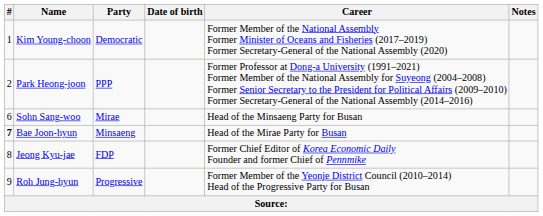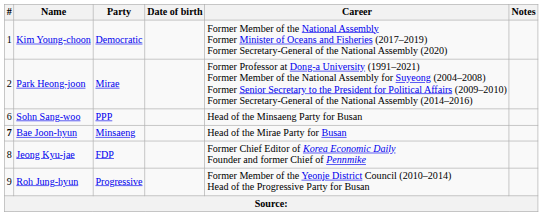(104, 84) PPP -> (107, 84) Mirae
(107, 117) Mirae -> (104, 117) PPP
